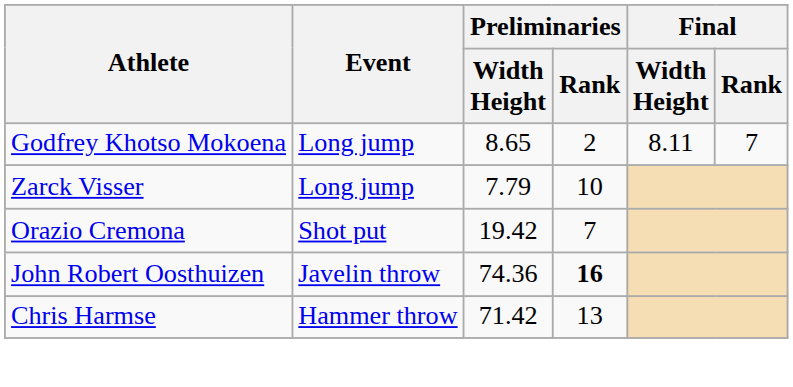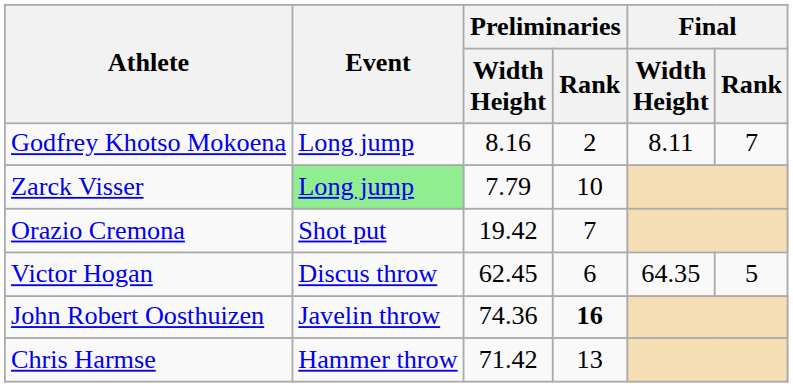(508, 143) 8.65 -> (508, 143) 8.16
(356, 187) no background -> (356, 187) lightgreen background
+ row: (82, 273)
